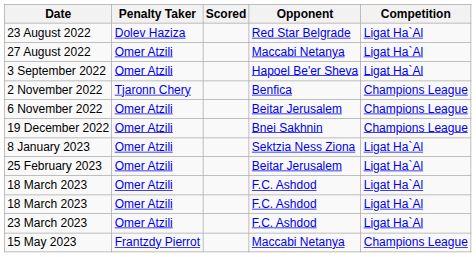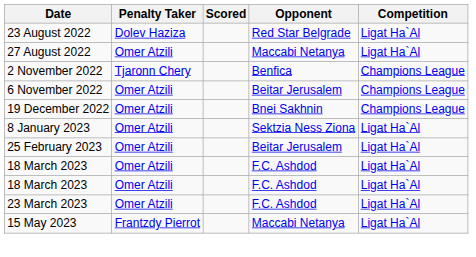- row: (57, 71)
(416, 242) Champions League -> (390, 223) Ligat Ha`Al
